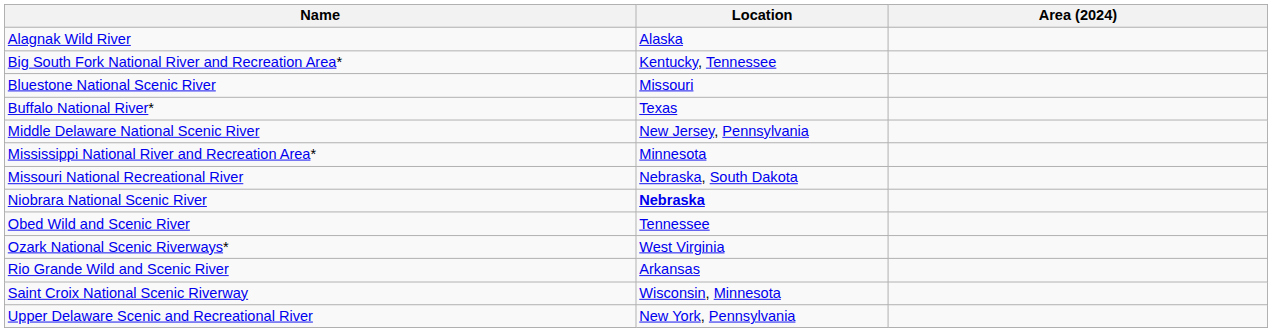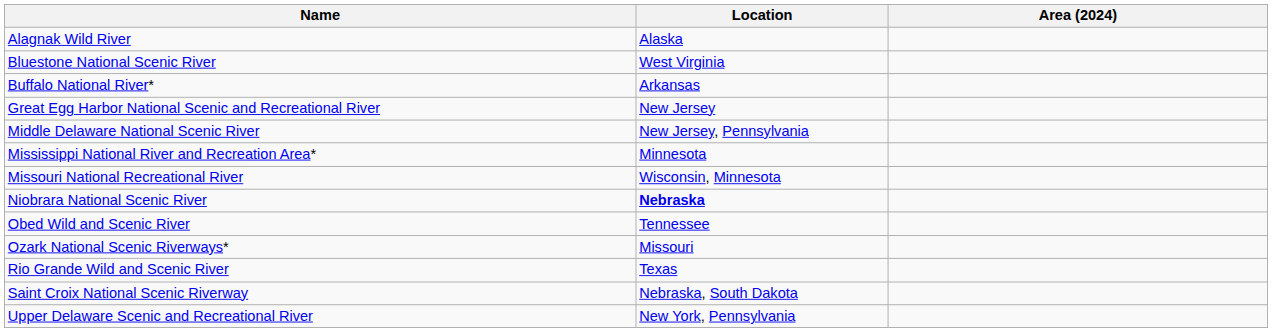- row: (175, 62)
(666, 85) Missouri -> (682, 62) West Virginia
(658, 108) Texas -> (670, 85) Arkansas
+ row: (194, 108)
(719, 177) Nebraska, South Dakota -> (710, 177) Wisconsin, Minnesota
(682, 246) West Virginia -> (666, 246) Missouri
(670, 270) Arkansas -> (658, 270) Texas
(710, 293) Wisconsin, Minnesota -> (719, 293) Nebraska, South Dakota
